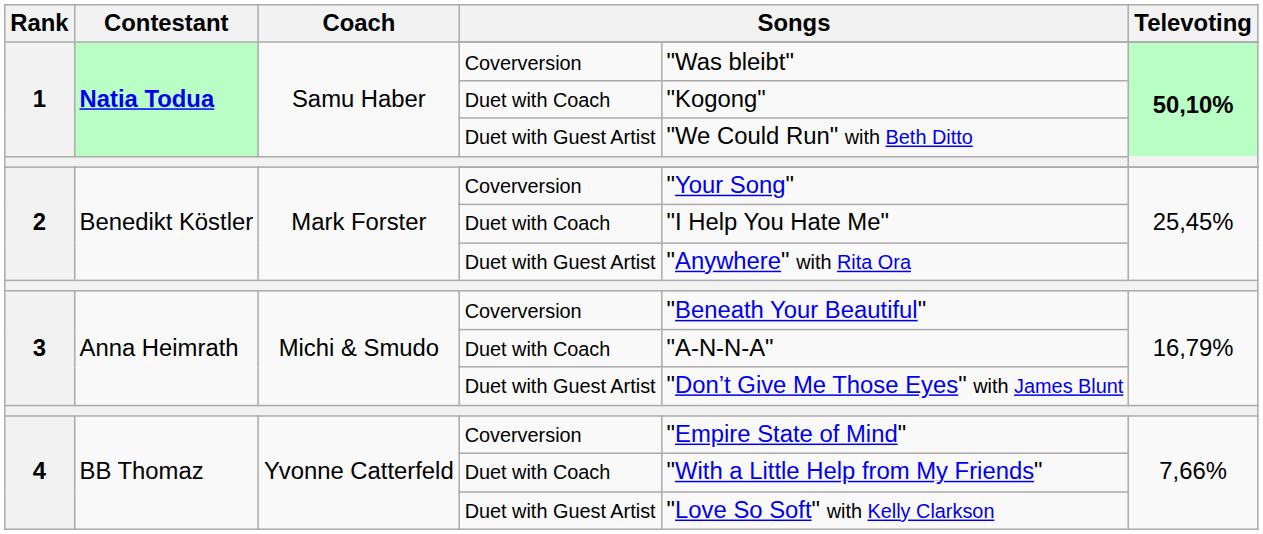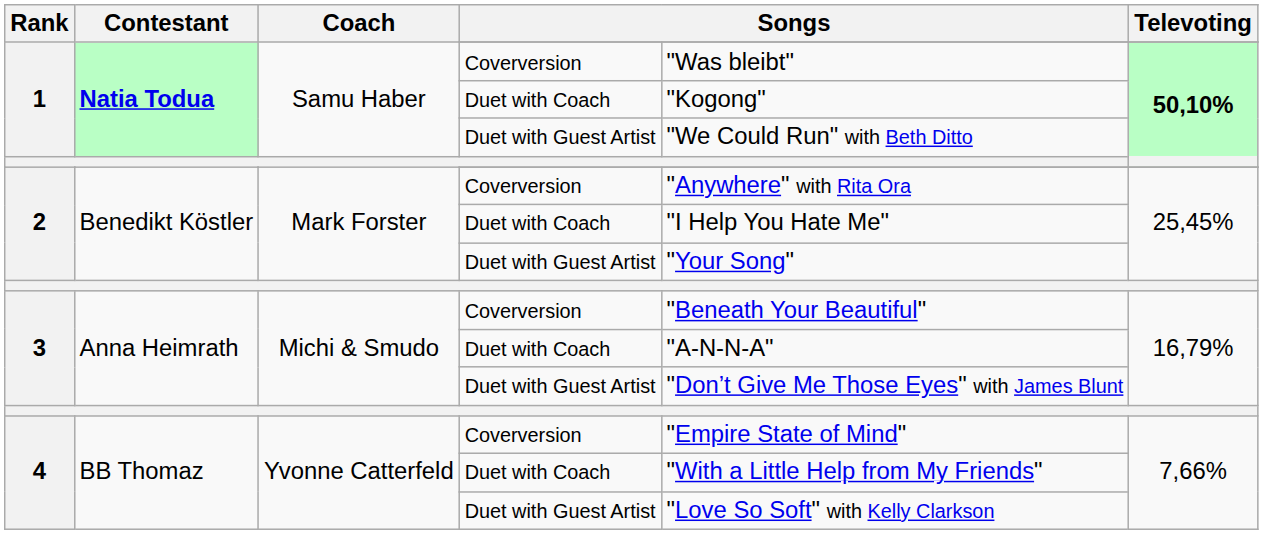(730, 185) "Your Song" -> (789, 185) "Anywhere" with Rita Ora
(789, 261) "Anywhere" with Rita Ora -> (730, 261) "Your Song"
